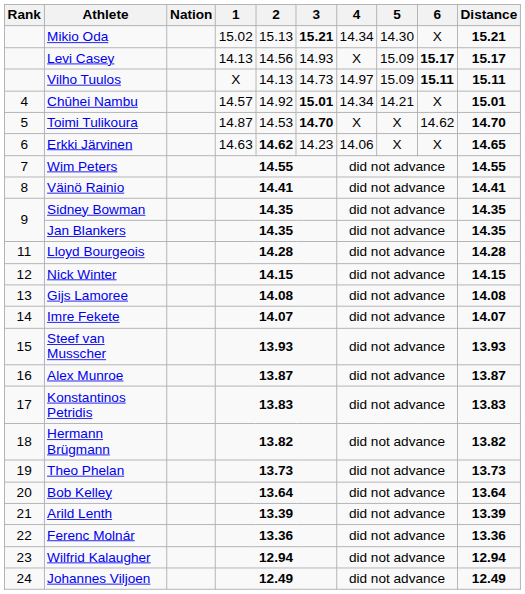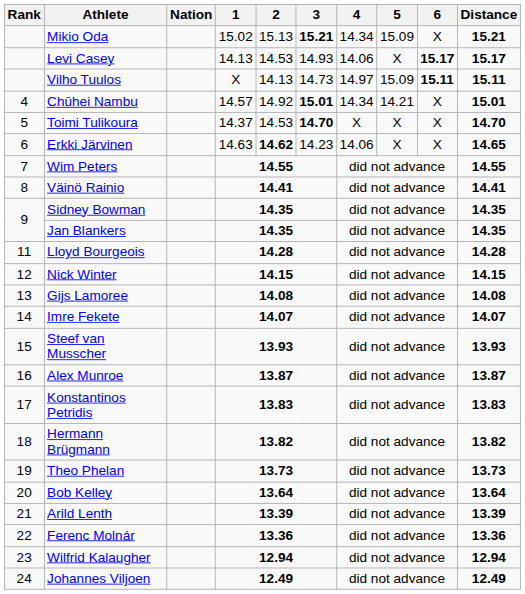(397, 36) 14.30 -> (397, 36) 15.09
(276, 58) 14.56 -> (276, 58) 14.53
(357, 58) X -> (357, 58) 14.06
(397, 58) 15.09 -> (397, 58) X
(236, 123) 14.87 -> (236, 123) 14.37
(437, 123) 14.62 -> (437, 123) X
